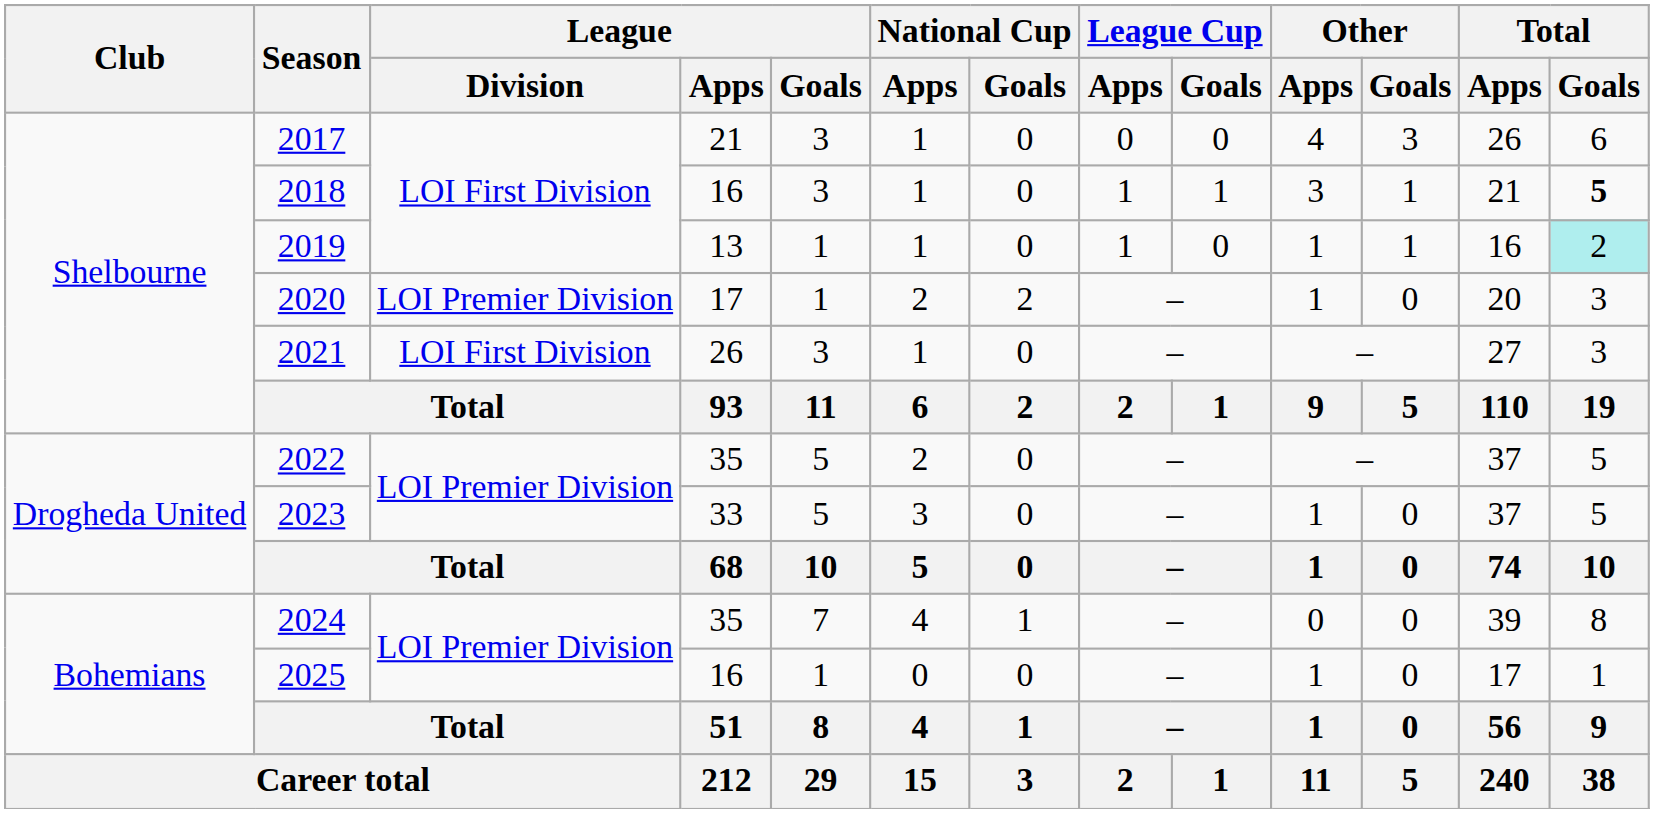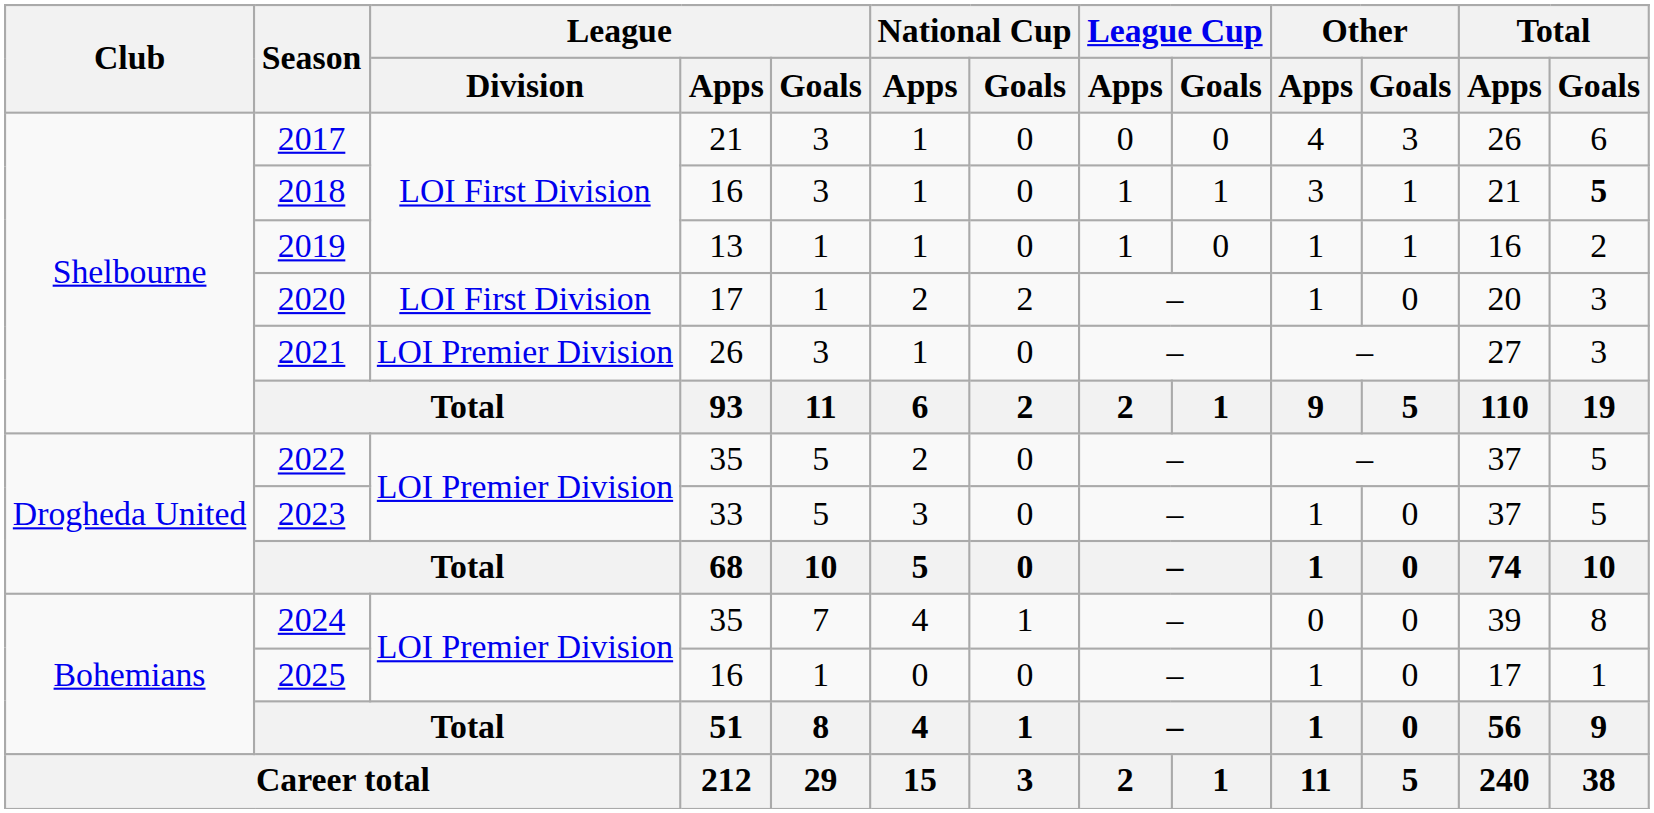(1599, 245) paleturquoise background -> (1599, 245) no background
(525, 298) LOI Premier Division -> (525, 298) LOI First Division
(525, 352) LOI First Division -> (525, 352) LOI Premier Division
